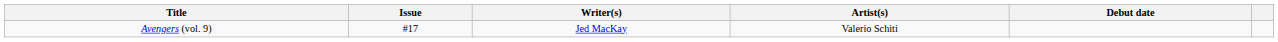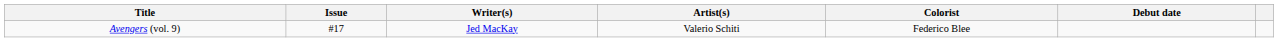+ column: (942, 12)
